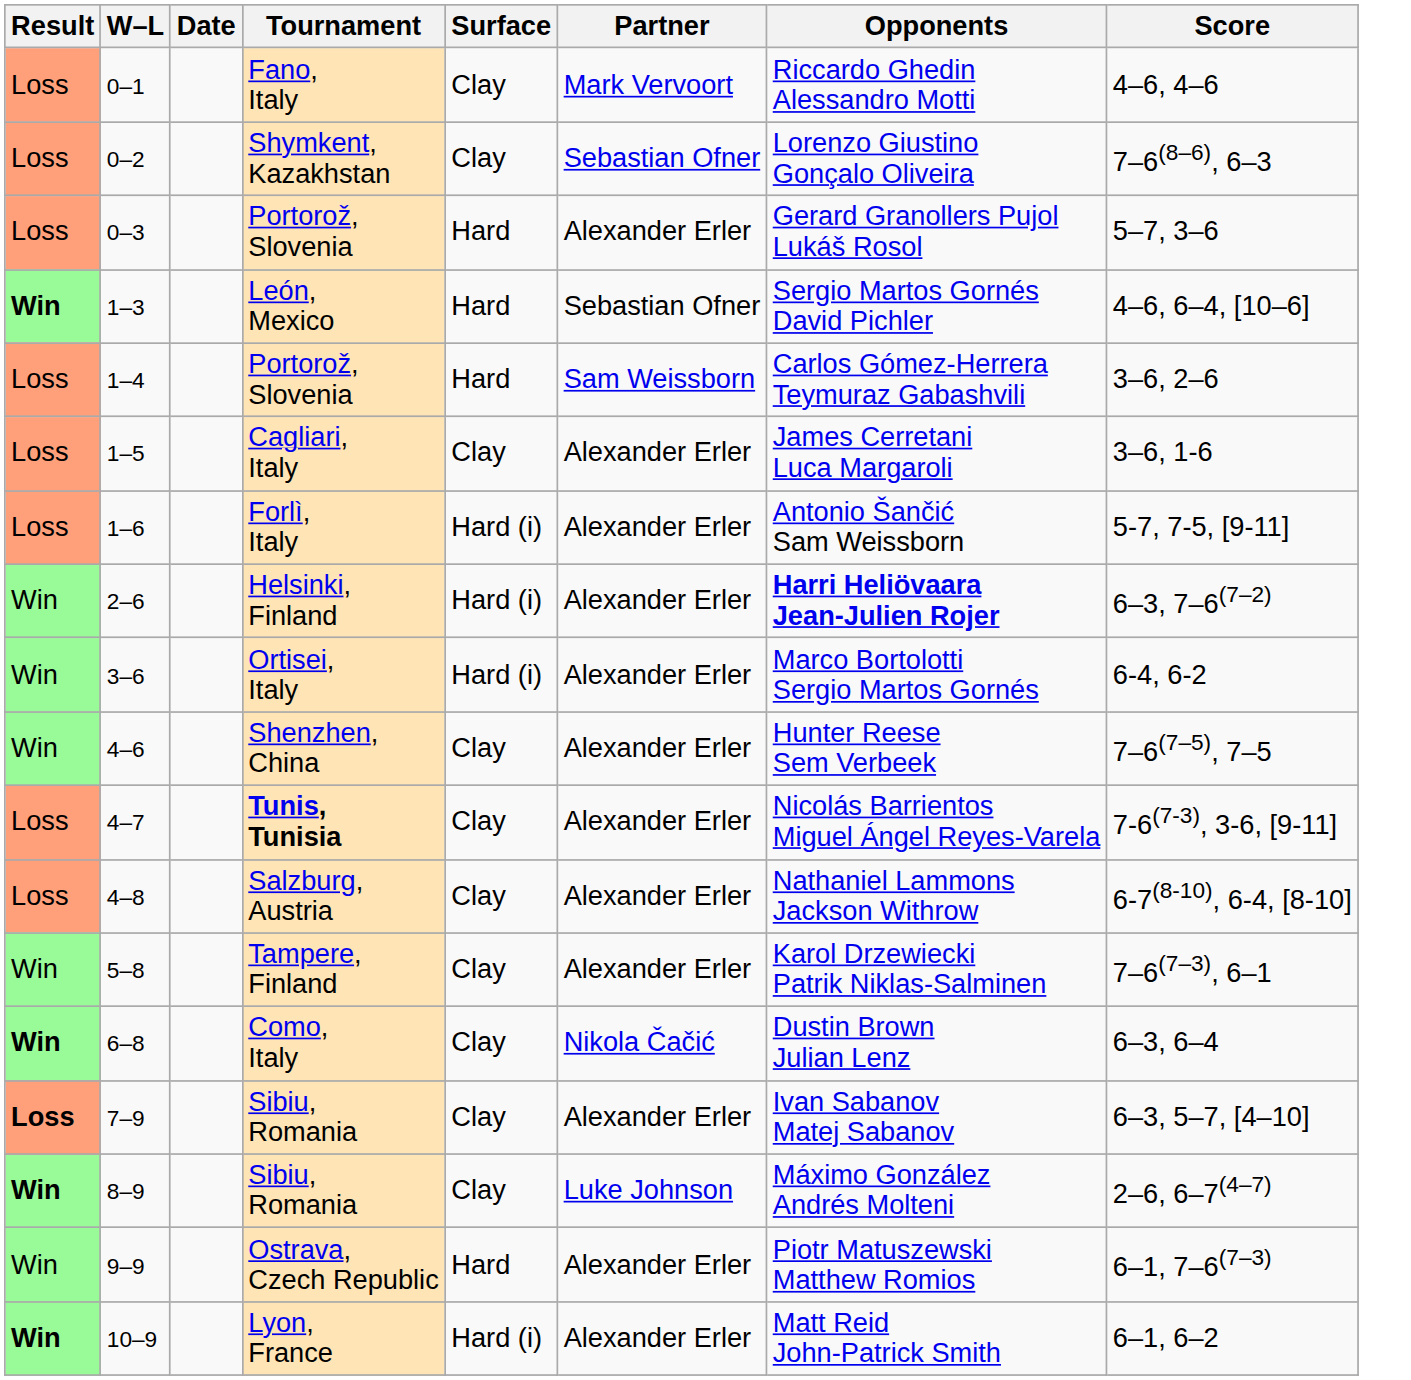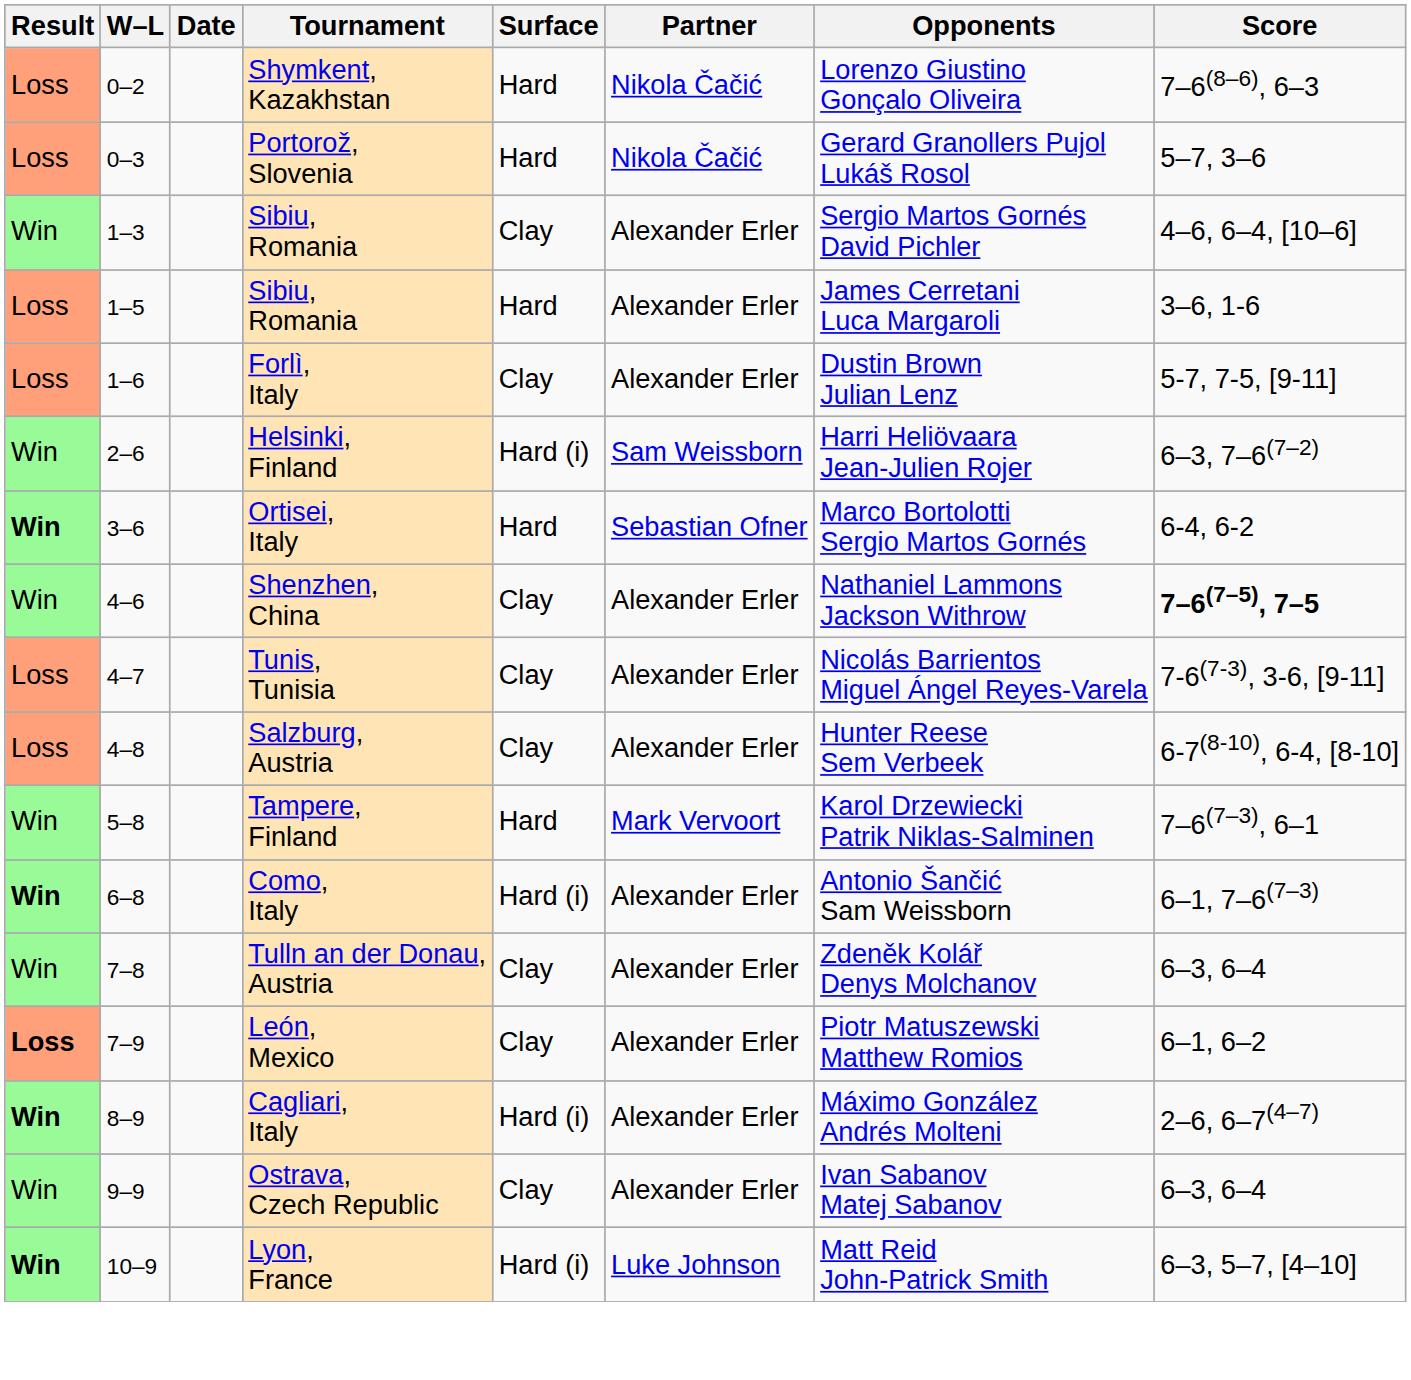- row: (126, 86)
(479, 158) Clay -> (528, 84) Hard
(662, 158) Sebastian Ofner -> (687, 84) Nikola Čačić
(657, 231) Alexander Erler -> (687, 158) Nikola Čačić
(36, 305) bold -> (35, 231) normal
(291, 305) León, Mexico -> (303, 231) Sibiu, Romania
(481, 305) Hard -> (526, 231) Clay
(662, 305) Sebastian Ofner -> (705, 231) Alexander Erler
- row: (126, 381)
(298, 453) Cagliari, Italy -> (303, 305) Sibiu, Romania
(479, 453) Clay -> (528, 305) Hard
(497, 526) Hard (i) -> (526, 379) Clay
(868, 526) Antonio Šančić Sam Weissborn -> (901, 379) Dustin Brown Julian Lenz
(657, 600) Alexander Erler -> (707, 453) Sam Weissborn
(886, 600) bold -> (926, 453) normal
(35, 674) normal -> (36, 526) bold
(497, 674) Hard (i) -> (528, 526) Hard
(657, 674) Alexander Erler -> (709, 526) Sebastian Ofner
(857, 748) Hunter Reese Sem Verbeek -> (941, 600) Nathaniel Lammons Jackson Withrow
(1192, 748) normal -> (1240, 600) bold
(295, 821) bold -> (292, 674) normal
(894, 895) Nathaniel Lammons Jackson Withrow -> (904, 748) Hunter Reese Sem Verbeek
(479, 969) Clay -> (528, 821) Hard
(657, 969) Alexander Erler -> (696, 821) Mark Vervoort
(479, 1043) Clay -> (544, 895) Hard (i)
(639, 1043) Nikola Čačić -> (705, 895) Alexander Erler
(854, 1043) Dustin Brown Julian Lenz -> (916, 895) Antonio Šančić Sam Weissborn
(1166, 1043) 6–3, 6–4 -> (1240, 895) 6–1, 7–6(7–3)
+ row: (126, 971)
(303, 1116) Sibiu, Romania -> (291, 1043) León, Mexico
(863, 1116) Ivan Sabanov Matej Sabanov -> (930, 1043) Piotr Matuszewski Matthew Romios
(1211, 1116) 6–3, 5–7, [4–10] -> (1213, 1043) 6–1, 6–2
(303, 1190) Sibiu, Romania -> (298, 1116) Cagliari, Italy
(479, 1190) Clay -> (544, 1116) Hard (i)
(648, 1190) Luke Johnson -> (705, 1116) Alexander Erler
(481, 1264) Hard -> (526, 1190) Clay
(882, 1264) Piotr Matuszewski Matthew Romios -> (911, 1190) Ivan Sabanov Matej Sabanov
(1192, 1264) 6–1, 7–6(7–3) -> (1213, 1190) 6–3, 6–4
(657, 1338) Alexander Erler -> (696, 1264) Luke Johnson
(1166, 1338) 6–1, 6–2 -> (1259, 1264) 6–3, 5–7, [4–10]
